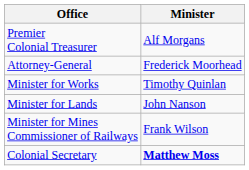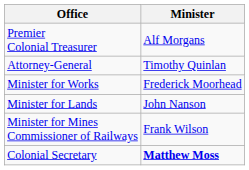(192, 65) Frederick Moorhead -> (185, 65) Timothy Quinlan
(185, 84) Timothy Quinlan -> (192, 84) Frederick Moorhead
